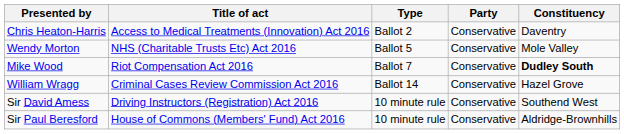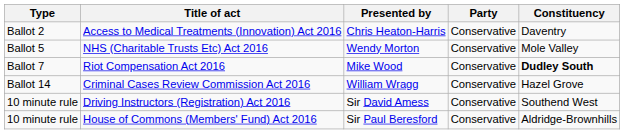columns swapped: (410, 13) <-> (56, 13)
